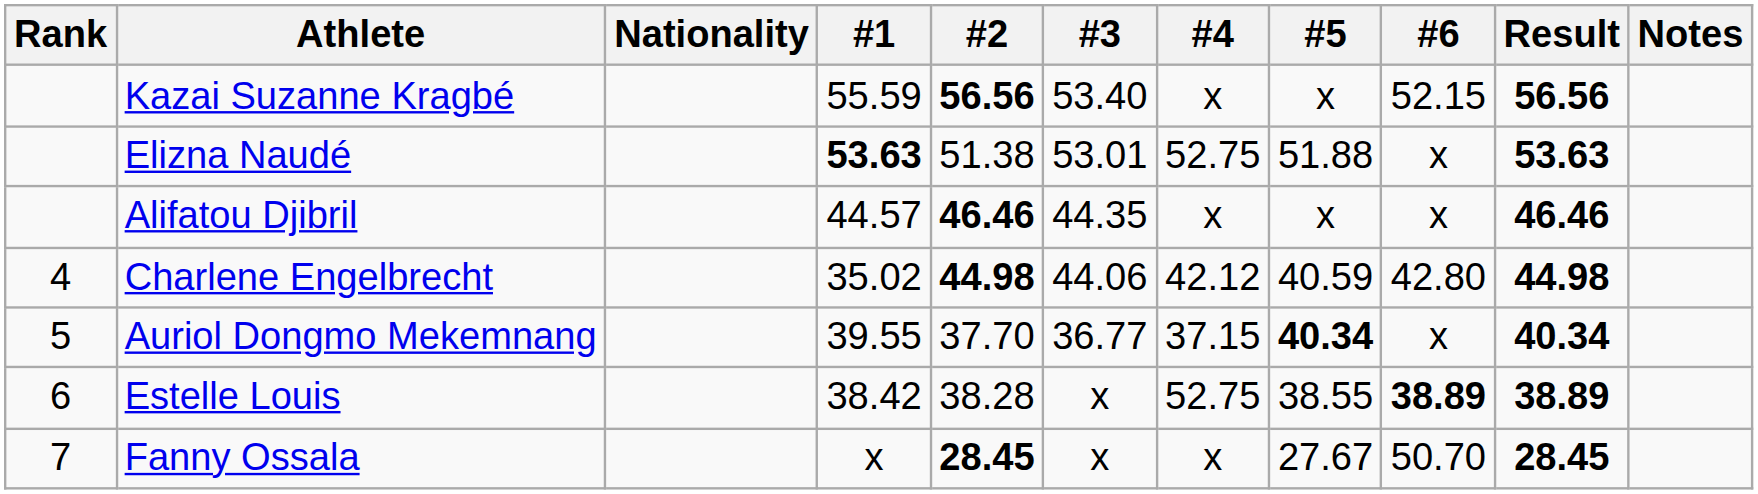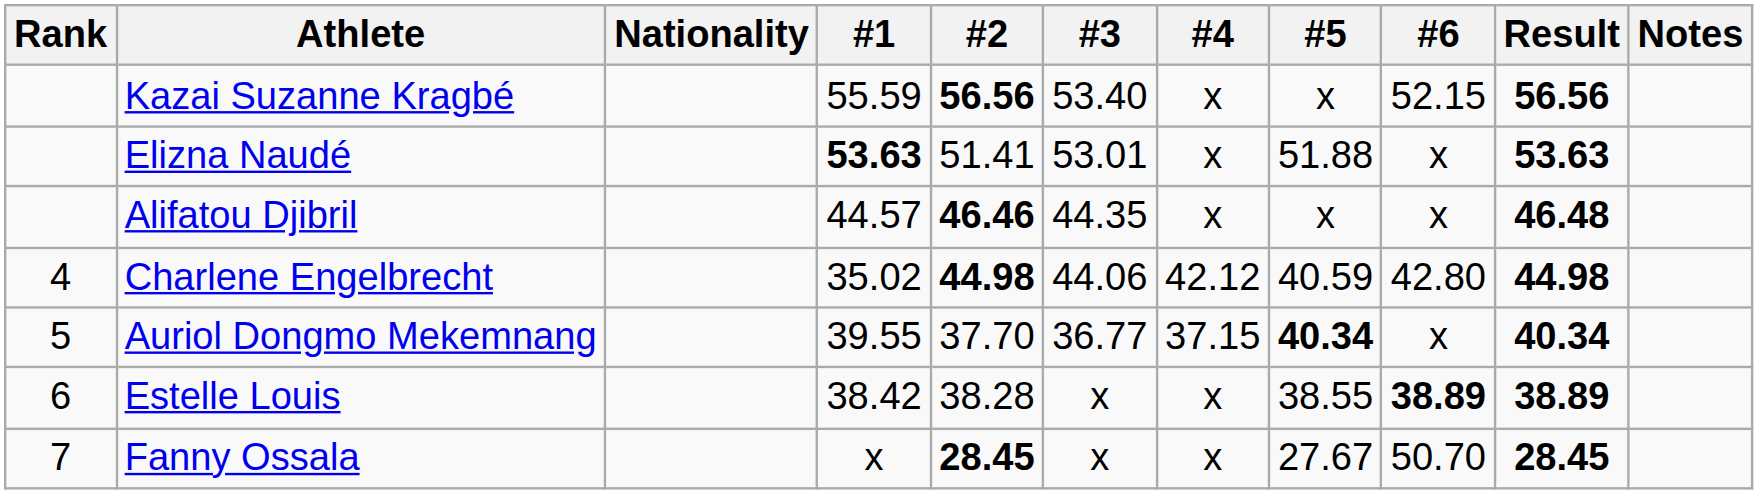(987, 155) 51.38 -> (987, 155) 51.41
(1213, 155) 52.75 -> (1213, 155) x
(1562, 215) 46.46 -> (1562, 215) 46.48
(1213, 397) 52.75 -> (1213, 397) x
